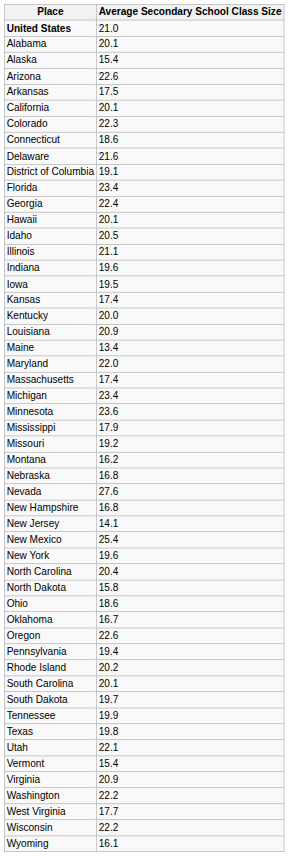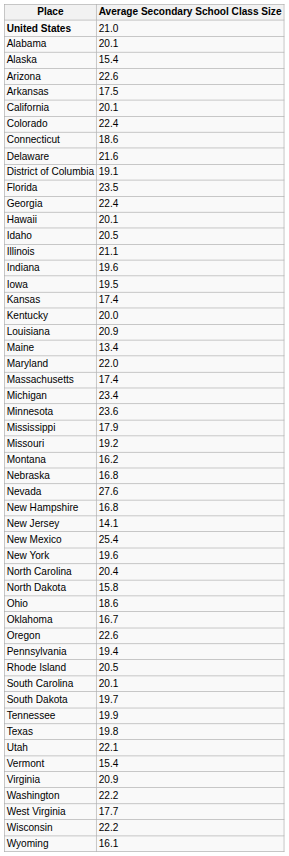(108, 124) 22.3 -> (108, 124) 22.4
(108, 188) 23.4 -> (108, 188) 23.5
(108, 667) 20.2 -> (108, 667) 20.5
